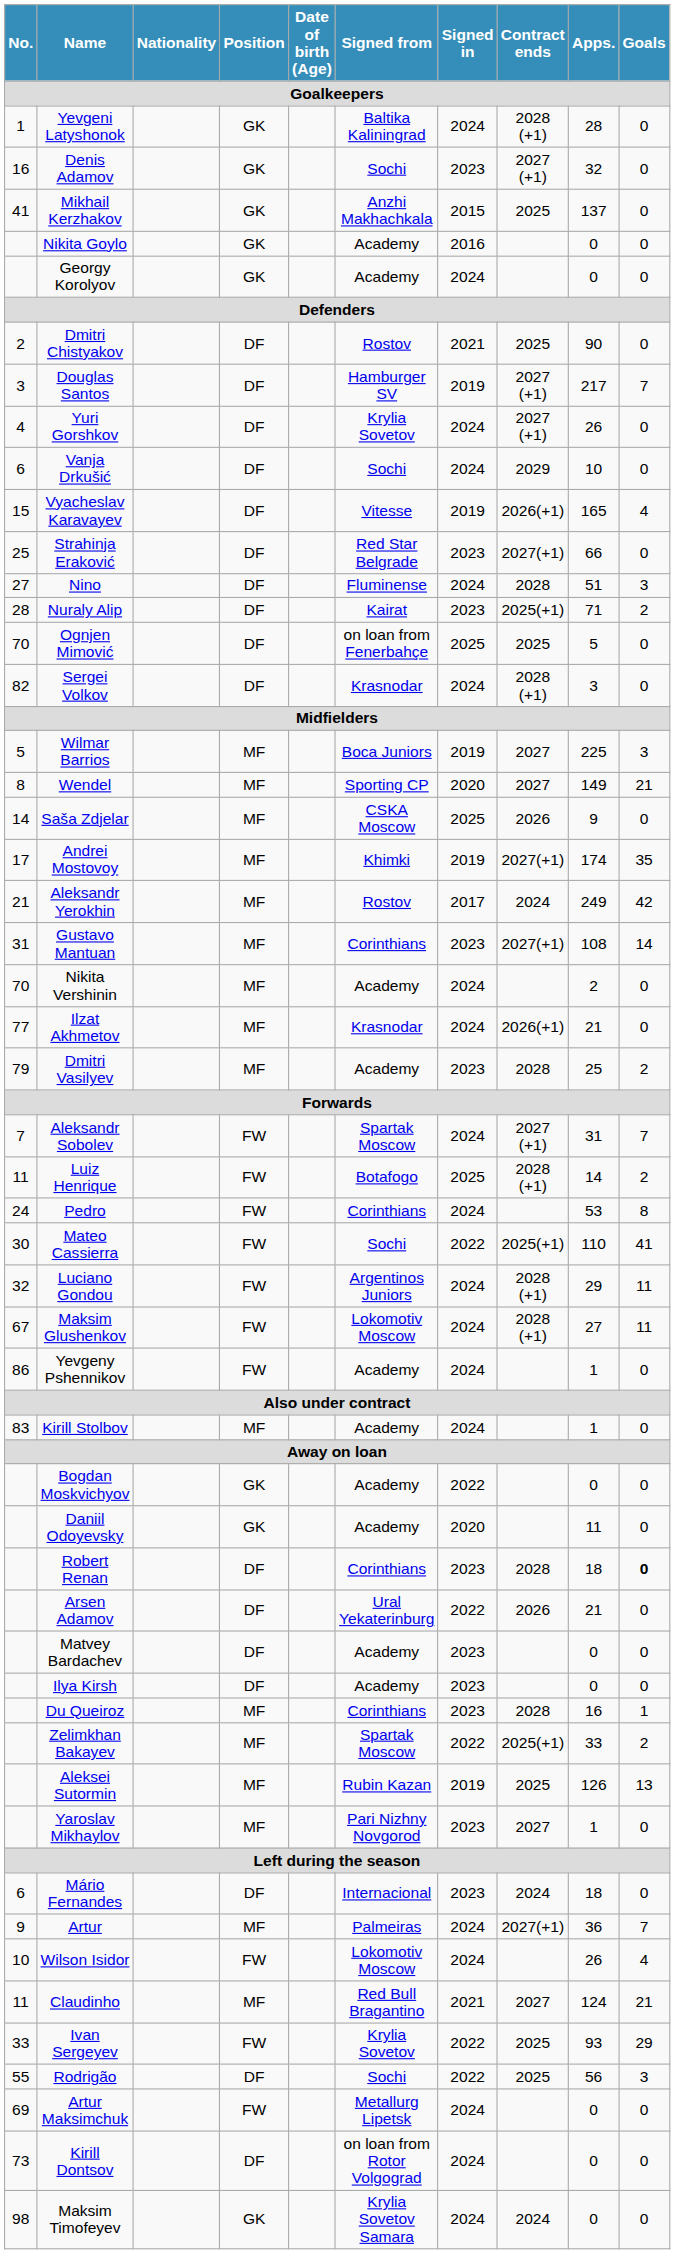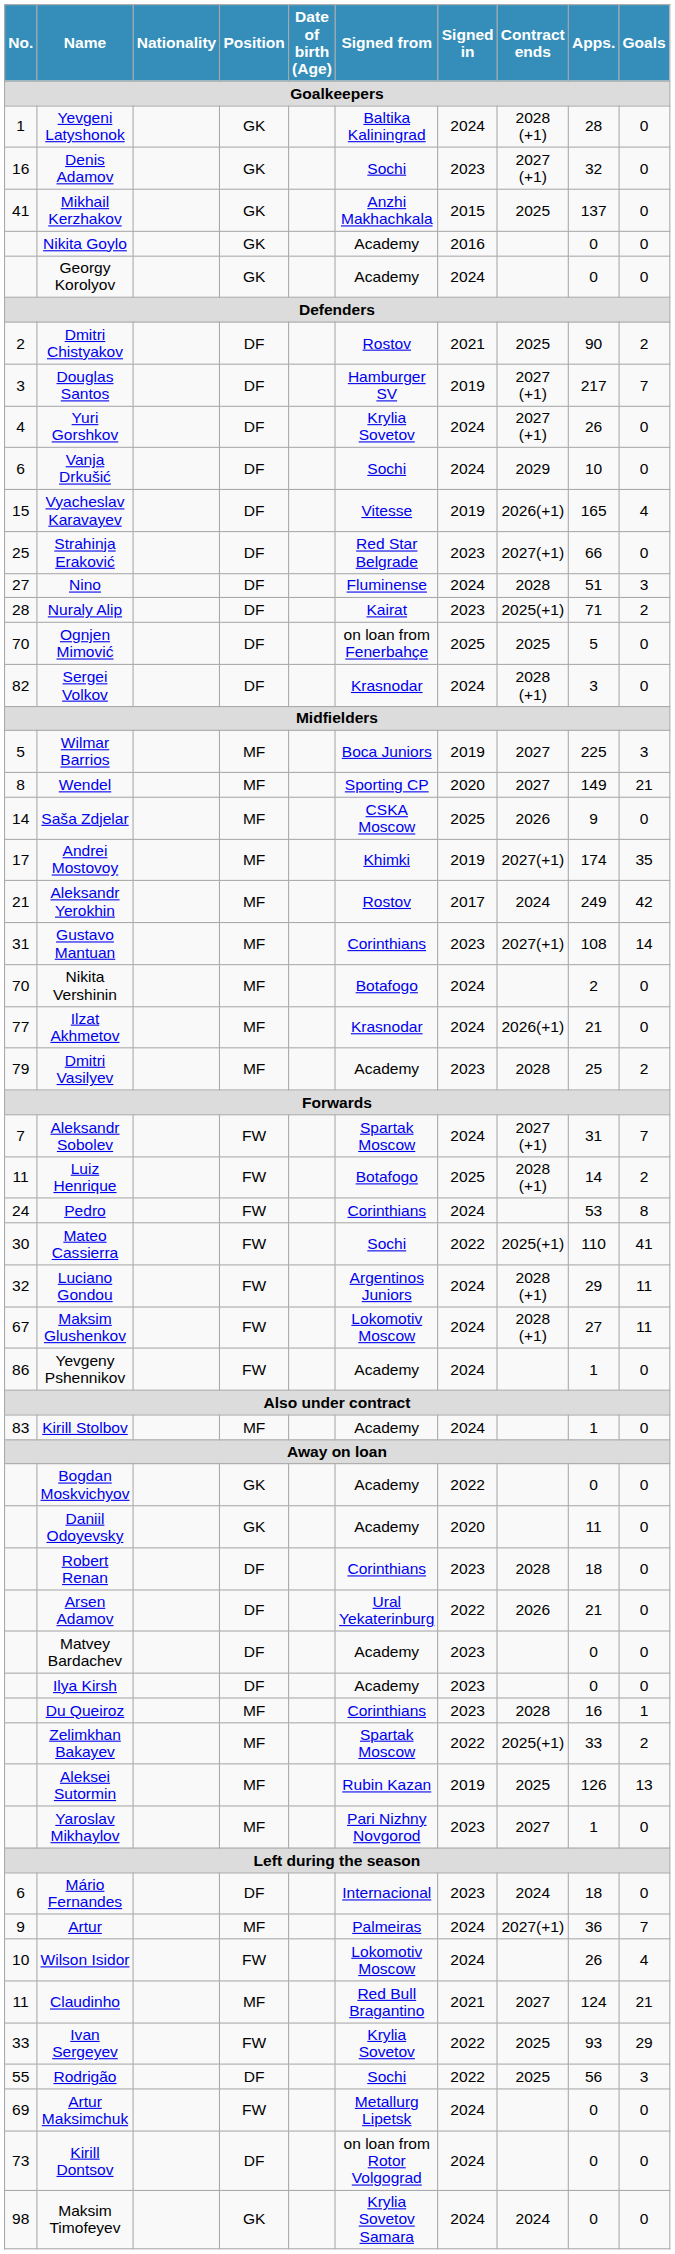(644, 343) 0 -> (644, 343) 2
(387, 986) Academy -> (387, 986) Botafogo
(644, 1569) bold -> (644, 1569) normal
